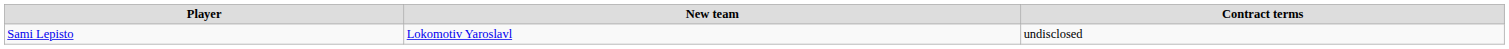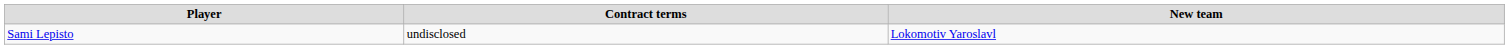columns swapped: (712, 14) <-> (1263, 14)
